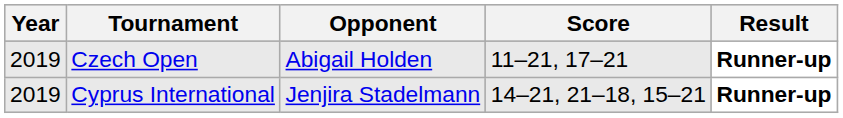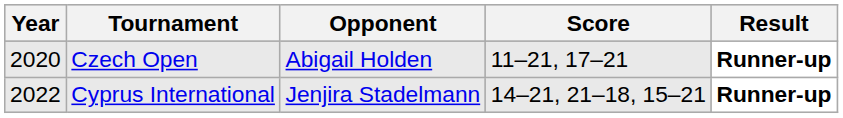(35, 59) 2019 -> (35, 59) 2020
(35, 95) 2019 -> (35, 95) 2022
